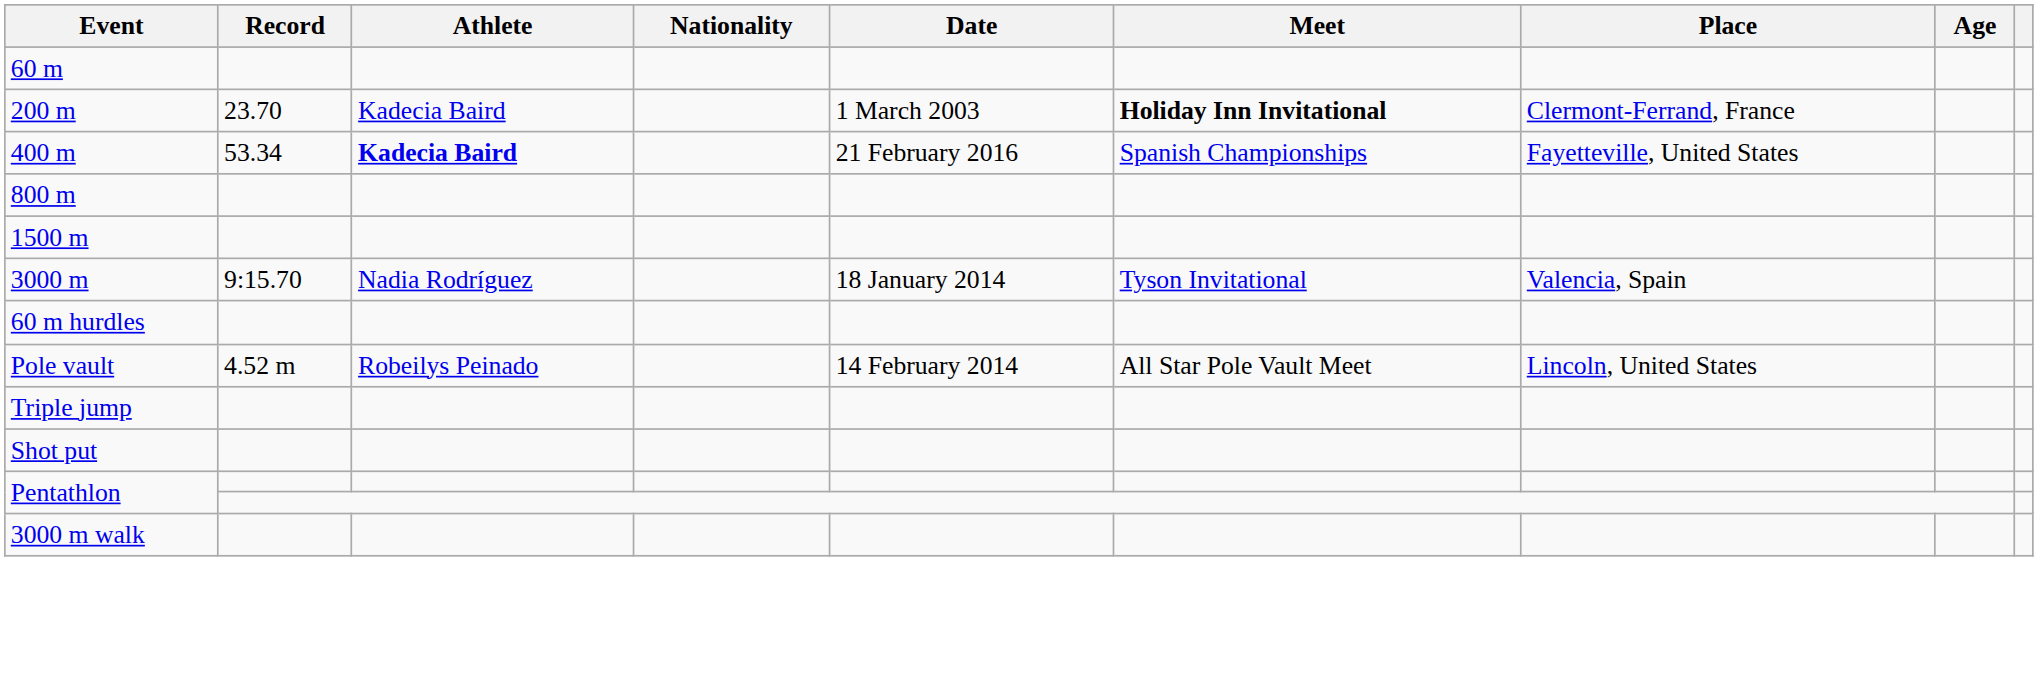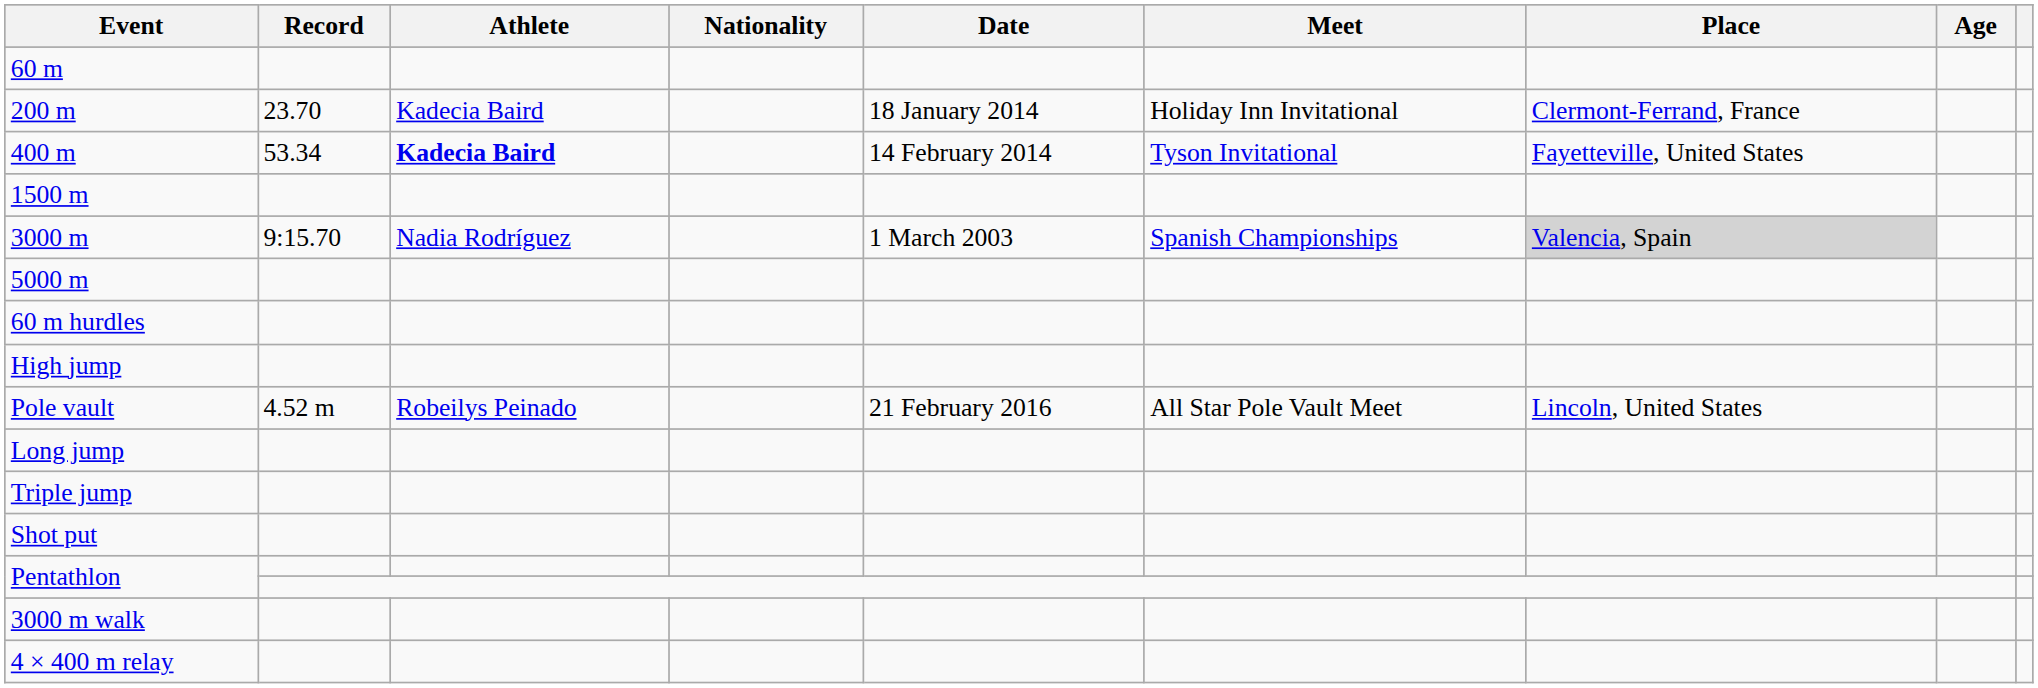(908, 110) 1 March 2003 -> (954, 110) 18 January 2014
(1253, 110) bold -> (1274, 110) normal
(927, 152) 21 February 2016 -> (960, 152) 14 February 2014
(1243, 152) Spanish Championships -> (1244, 152) Tyson Invitational
- row: (43, 195)
(920, 279) 18 January 2014 -> (941, 237) 1 March 2003
(1213, 279) Tyson Invitational -> (1274, 237) Spanish Championships
(1607, 279) no background -> (1612, 237) lightgrey background
+ row: (50, 279)
+ row: (66, 364)
(927, 364) 14 February 2014 -> (960, 407) 21 February 2016
+ row: (67, 449)
+ row: (92, 661)
